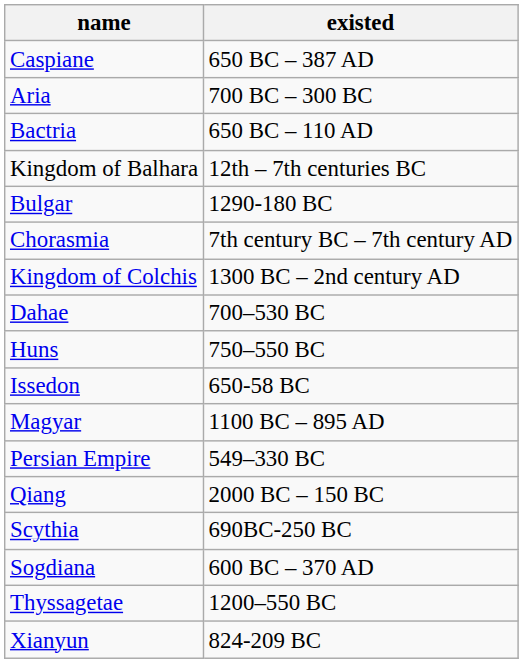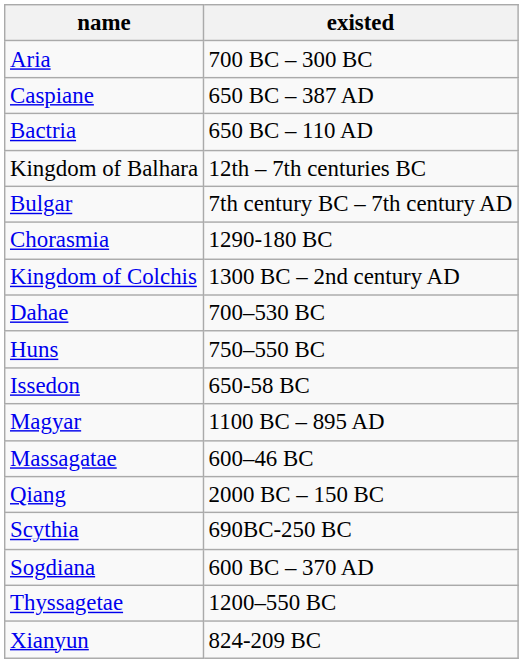rows swapped: (30, 95) <-> (52, 58)
(271, 204) 1290-180 BC -> (361, 204) 7th century BC – 7th century AD
(361, 240) 7th century BC – 7th century AD -> (271, 240) 1290-180 BC
+ row: (63, 458)
- row: (80, 458)
